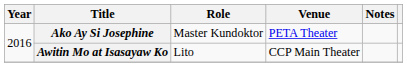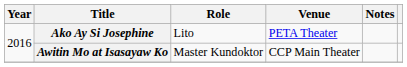(218, 33) Master Kundoktor -> (184, 33) Lito
(184, 52) Lito -> (218, 52) Master Kundoktor
